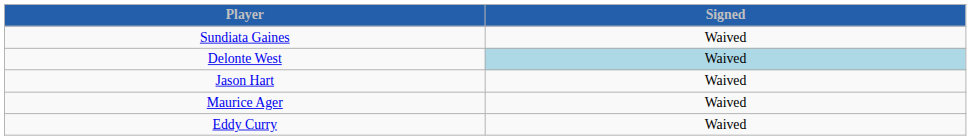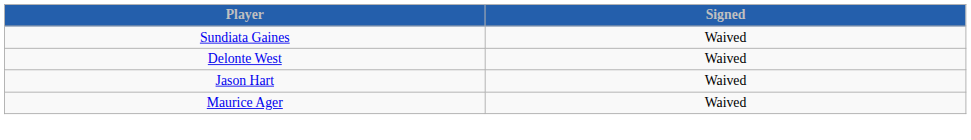(726, 59) lightblue background -> (726, 59) no background
- row: (245, 124)
